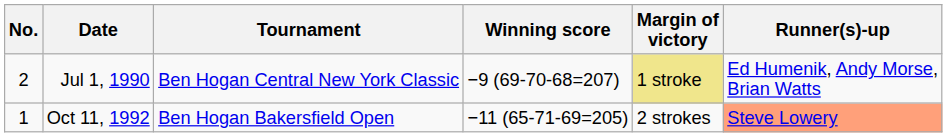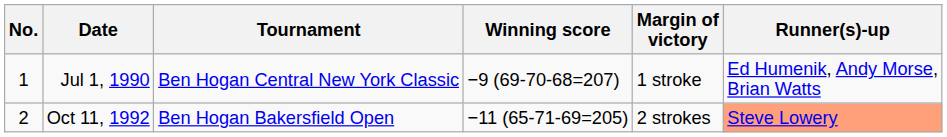(24, 79) 2 -> (24, 79) 1
(669, 79) khaki background -> (669, 79) no background
(24, 118) 1 -> (24, 118) 2
